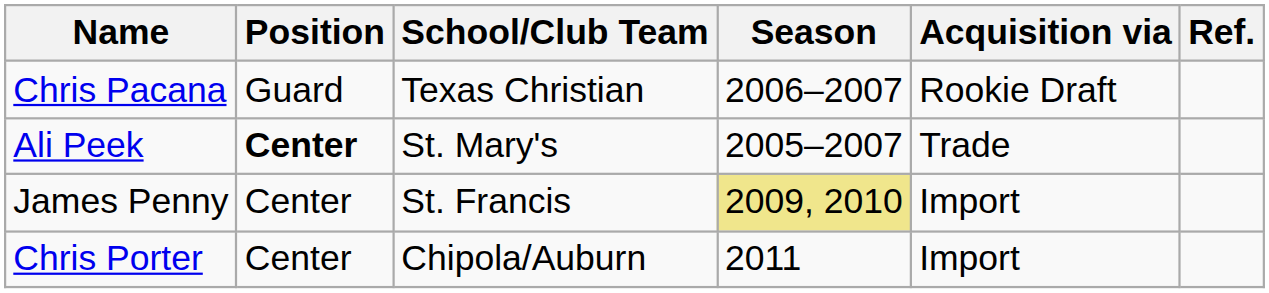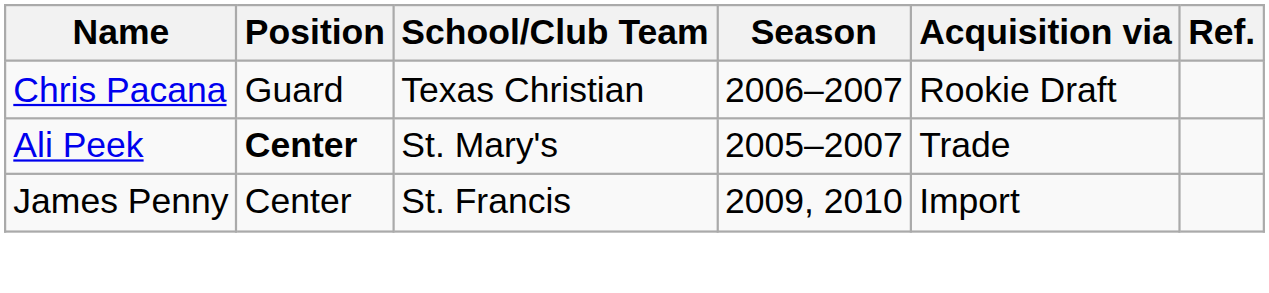(814, 201) khaki background -> (814, 201) no background
- row: (108, 257)
